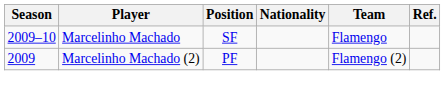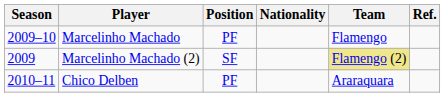(230, 37) SF -> (230, 37) PF
(230, 59) PF -> (230, 59) SF
(369, 59) no background -> (369, 59) khaki background
+ row: (100, 80)
